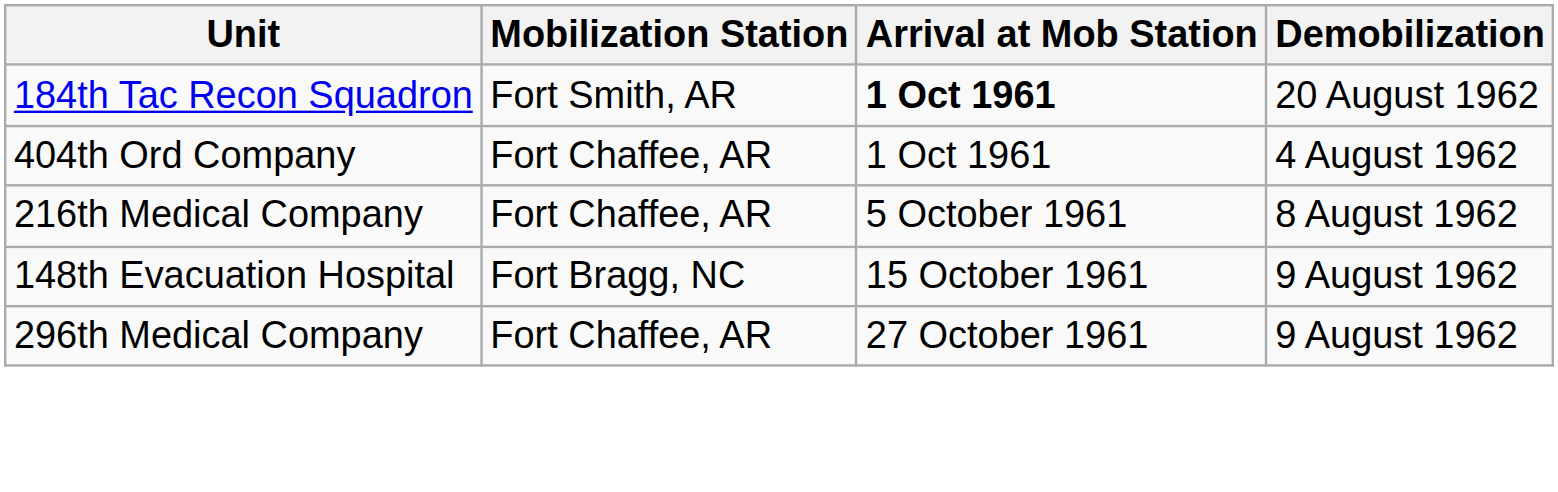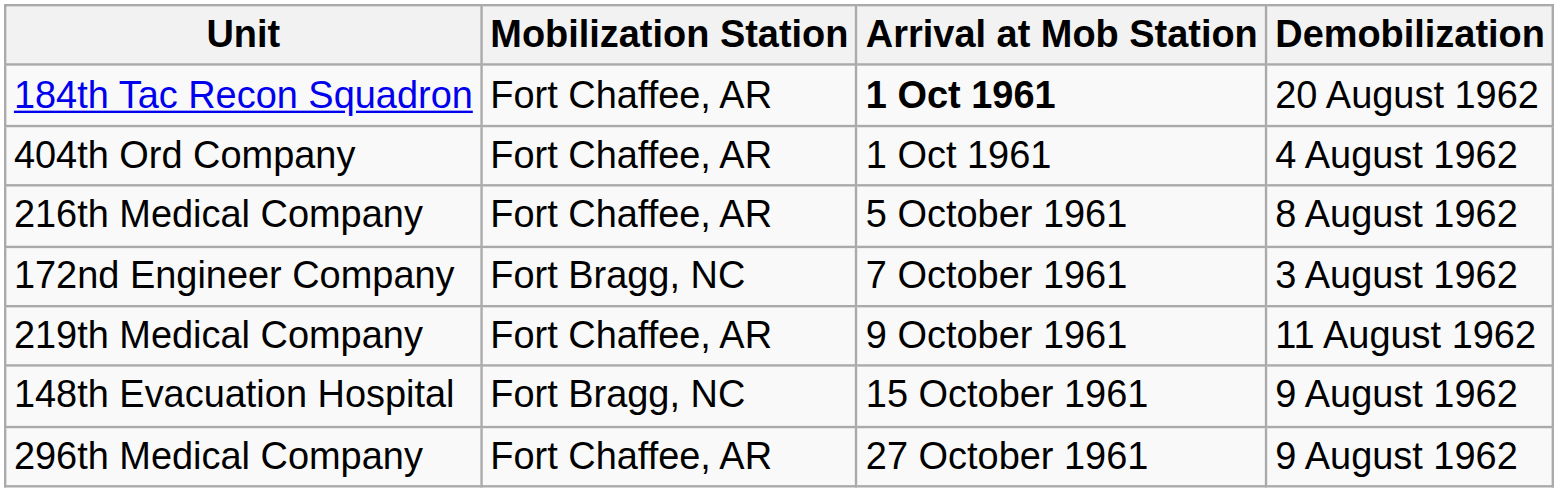(614, 94) Fort Smith, AR -> (631, 94) Fort Chaffee, AR
+ row: (234, 275)
+ row: (218, 335)
